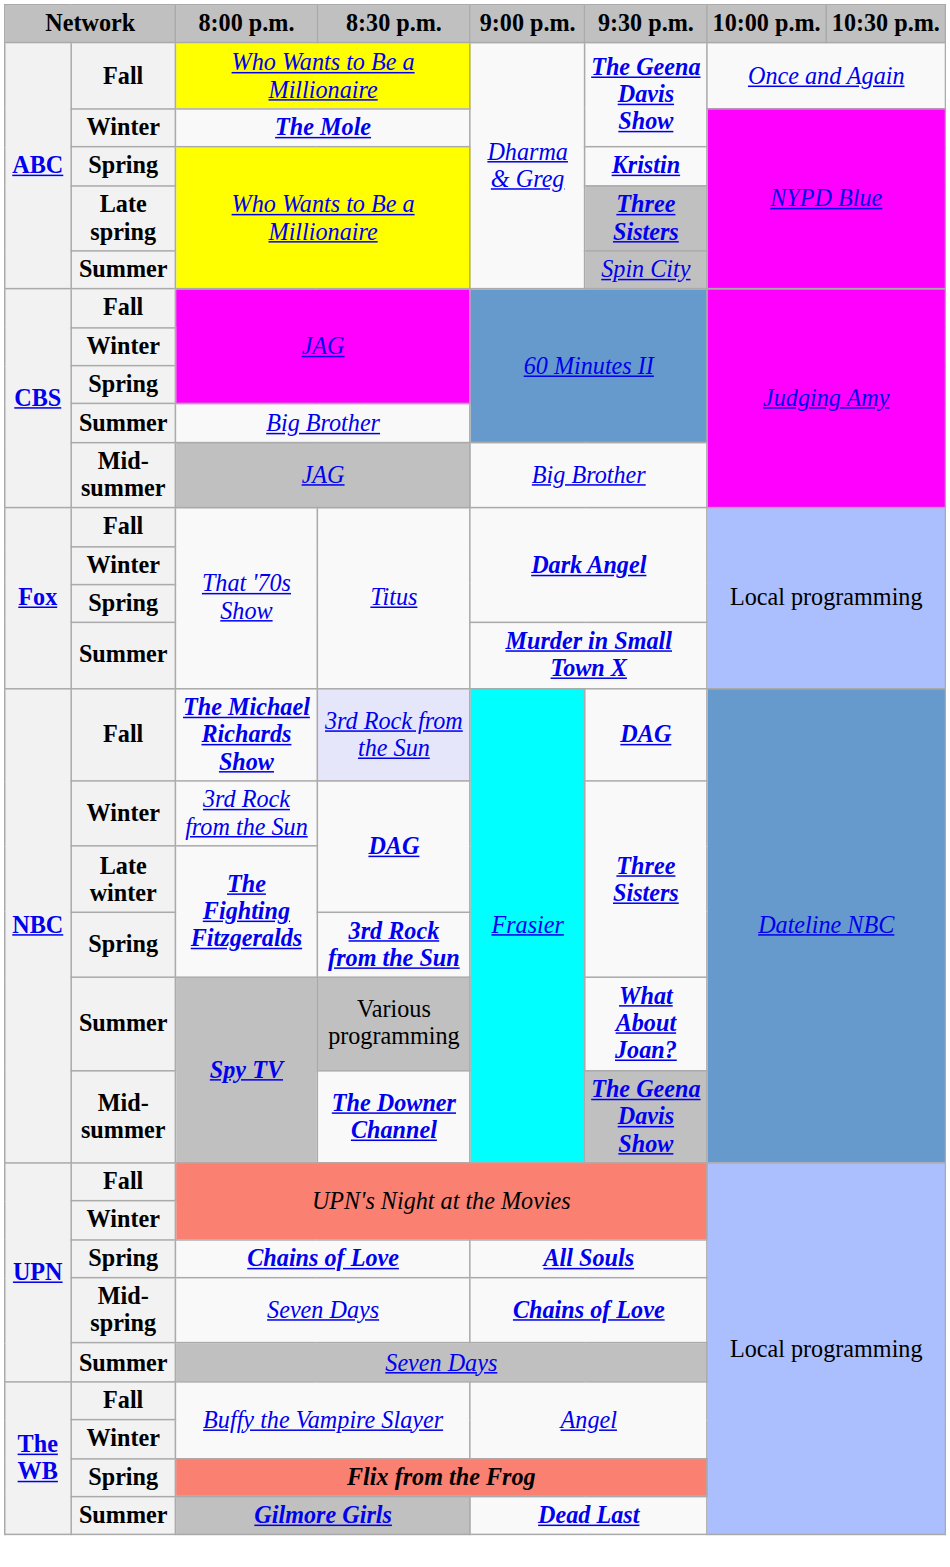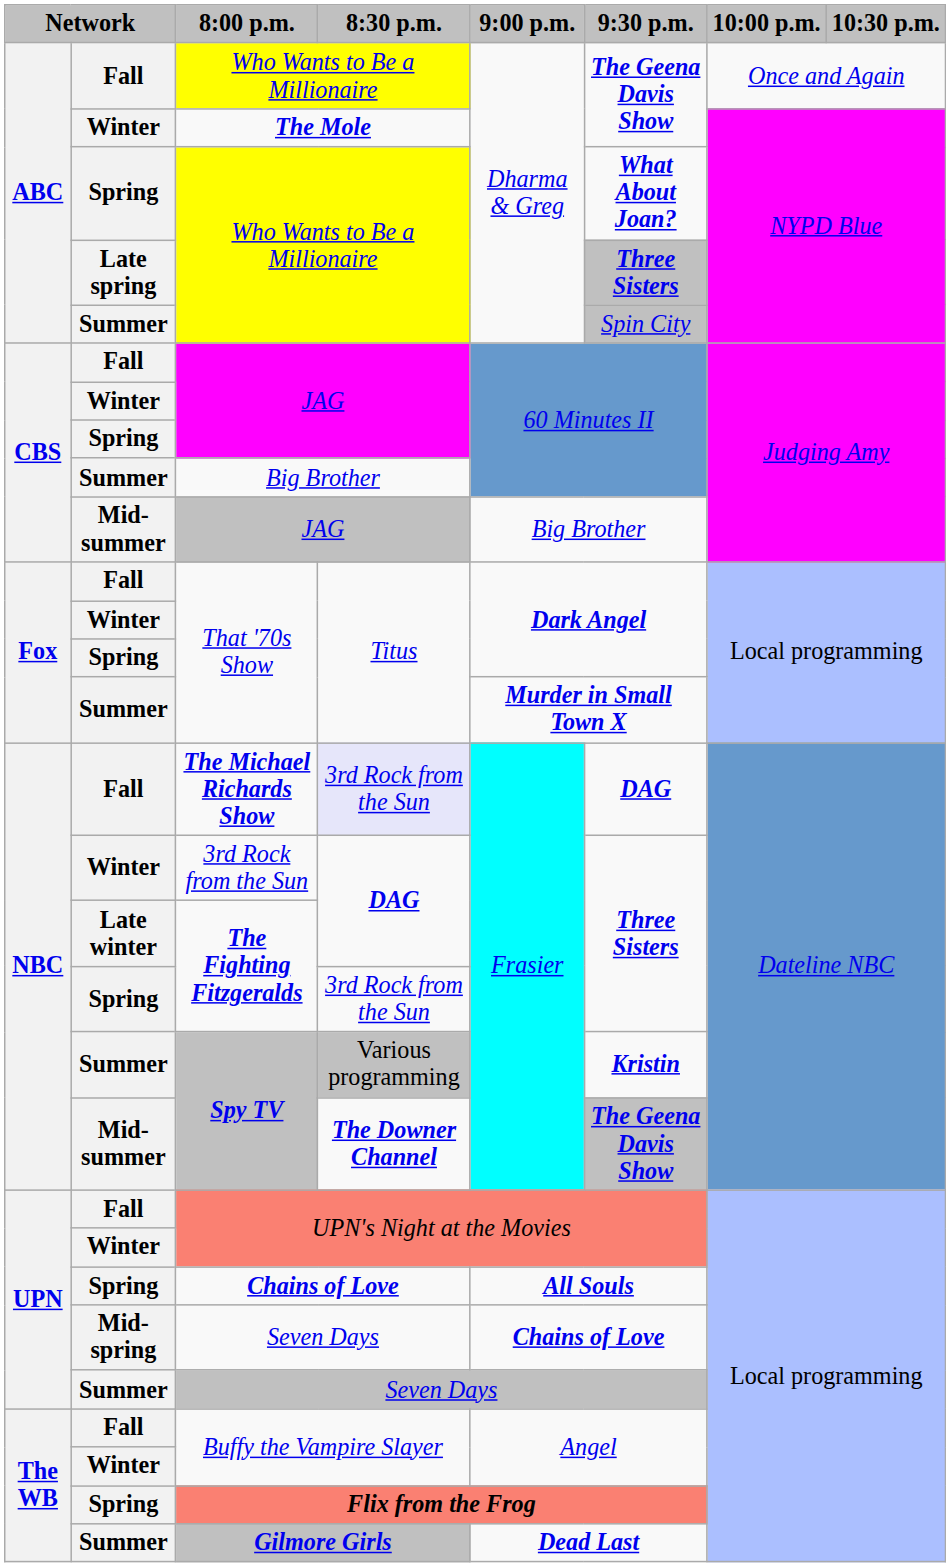(646, 165) Kristin -> (646, 192) What About Joan?
(394, 944) bold -> (394, 998) normal
(646, 1023) What About Joan? -> (646, 1064) Kristin
